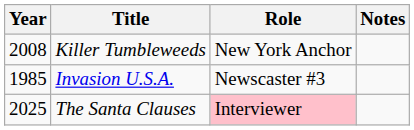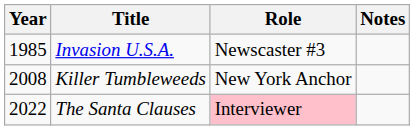rows swapped: (115, 79) <-> (131, 49)
(28, 109) 2025 -> (28, 109) 2022
